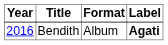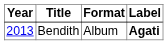(20, 31) 2016 -> (20, 31) 2013
